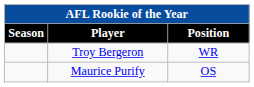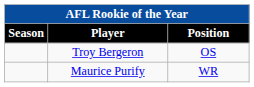(208, 52) WR -> (208, 52) OS
(208, 71) OS -> (208, 71) WR
